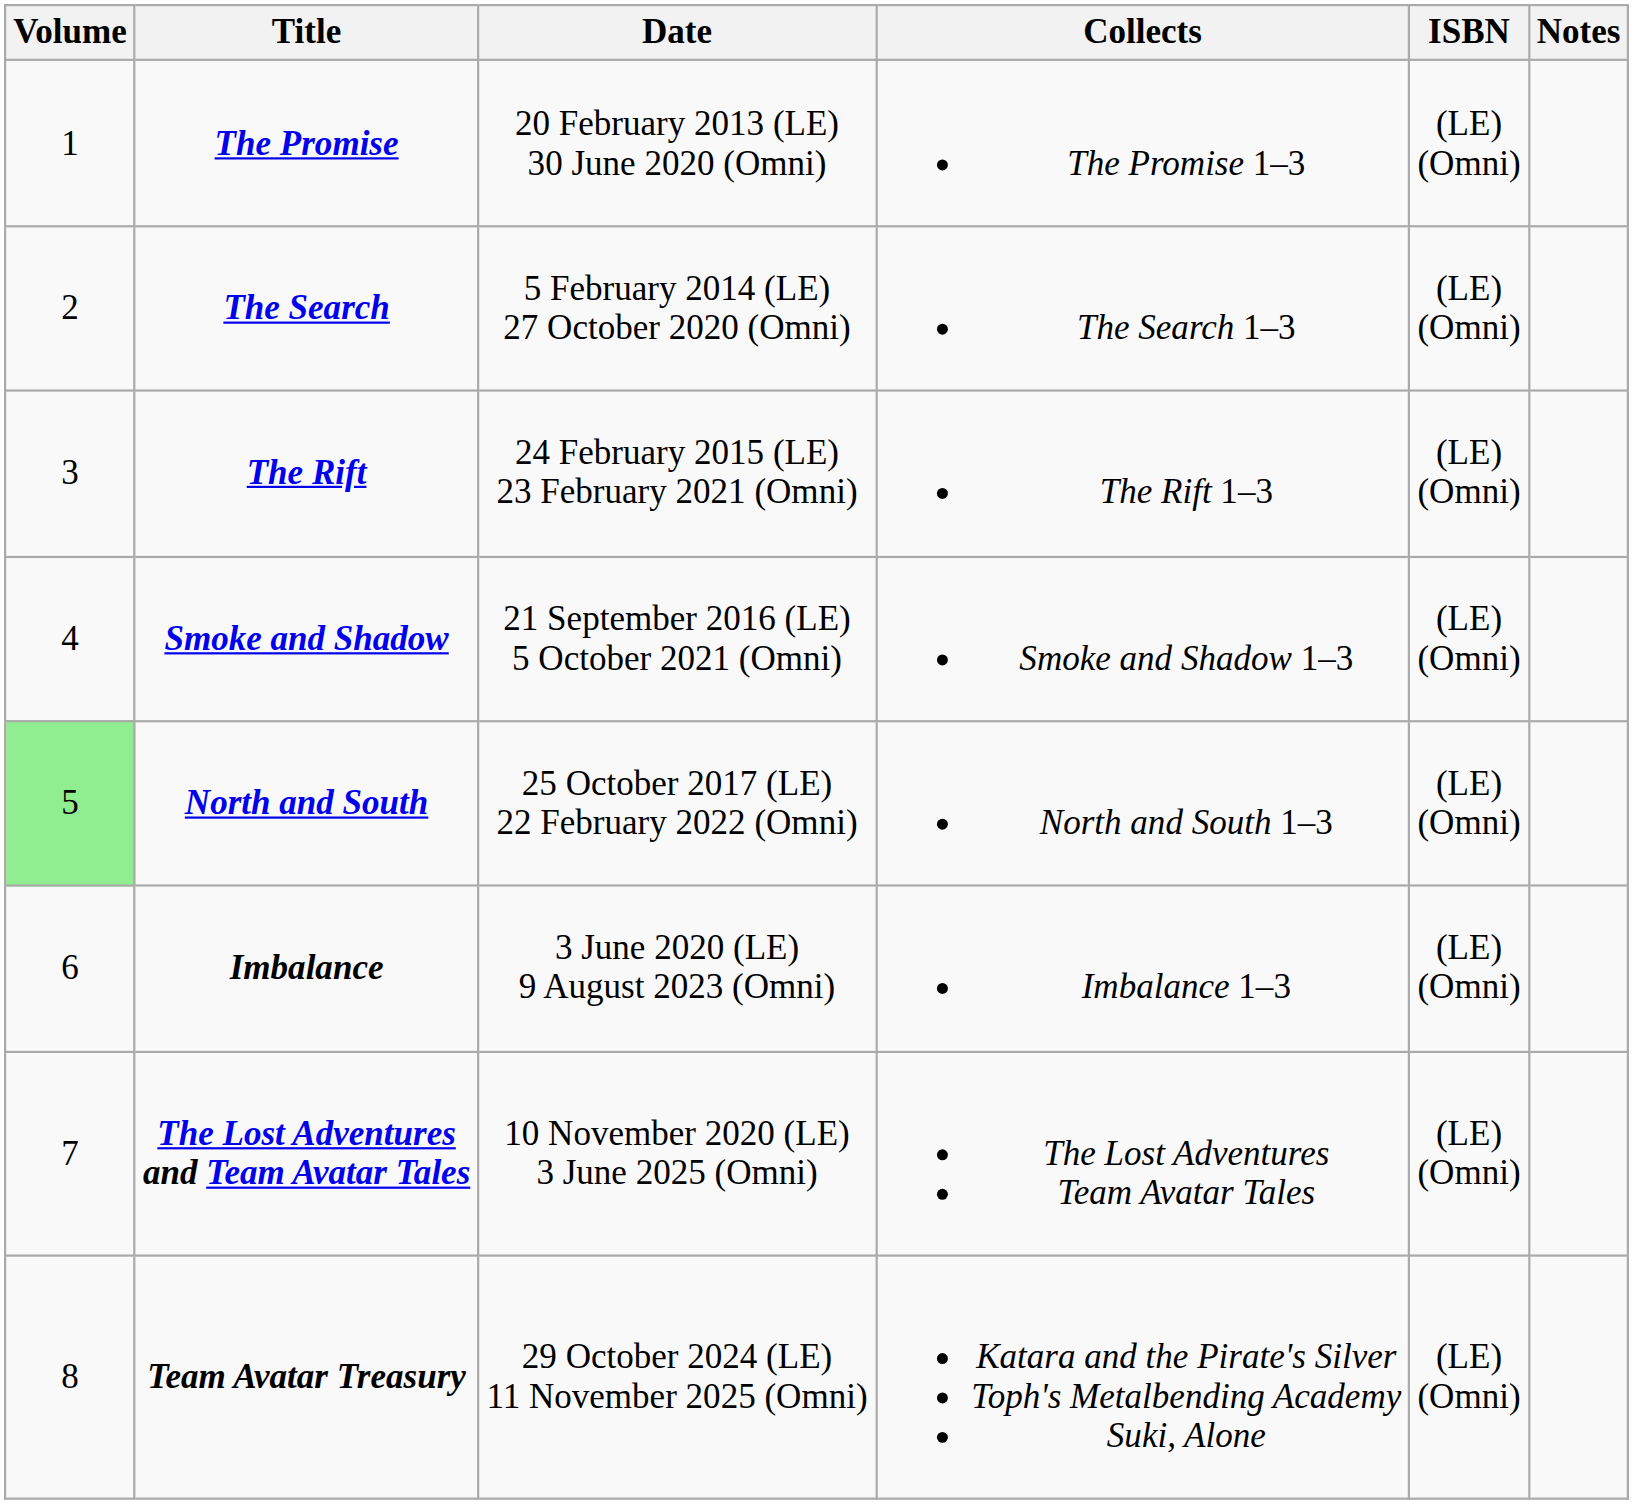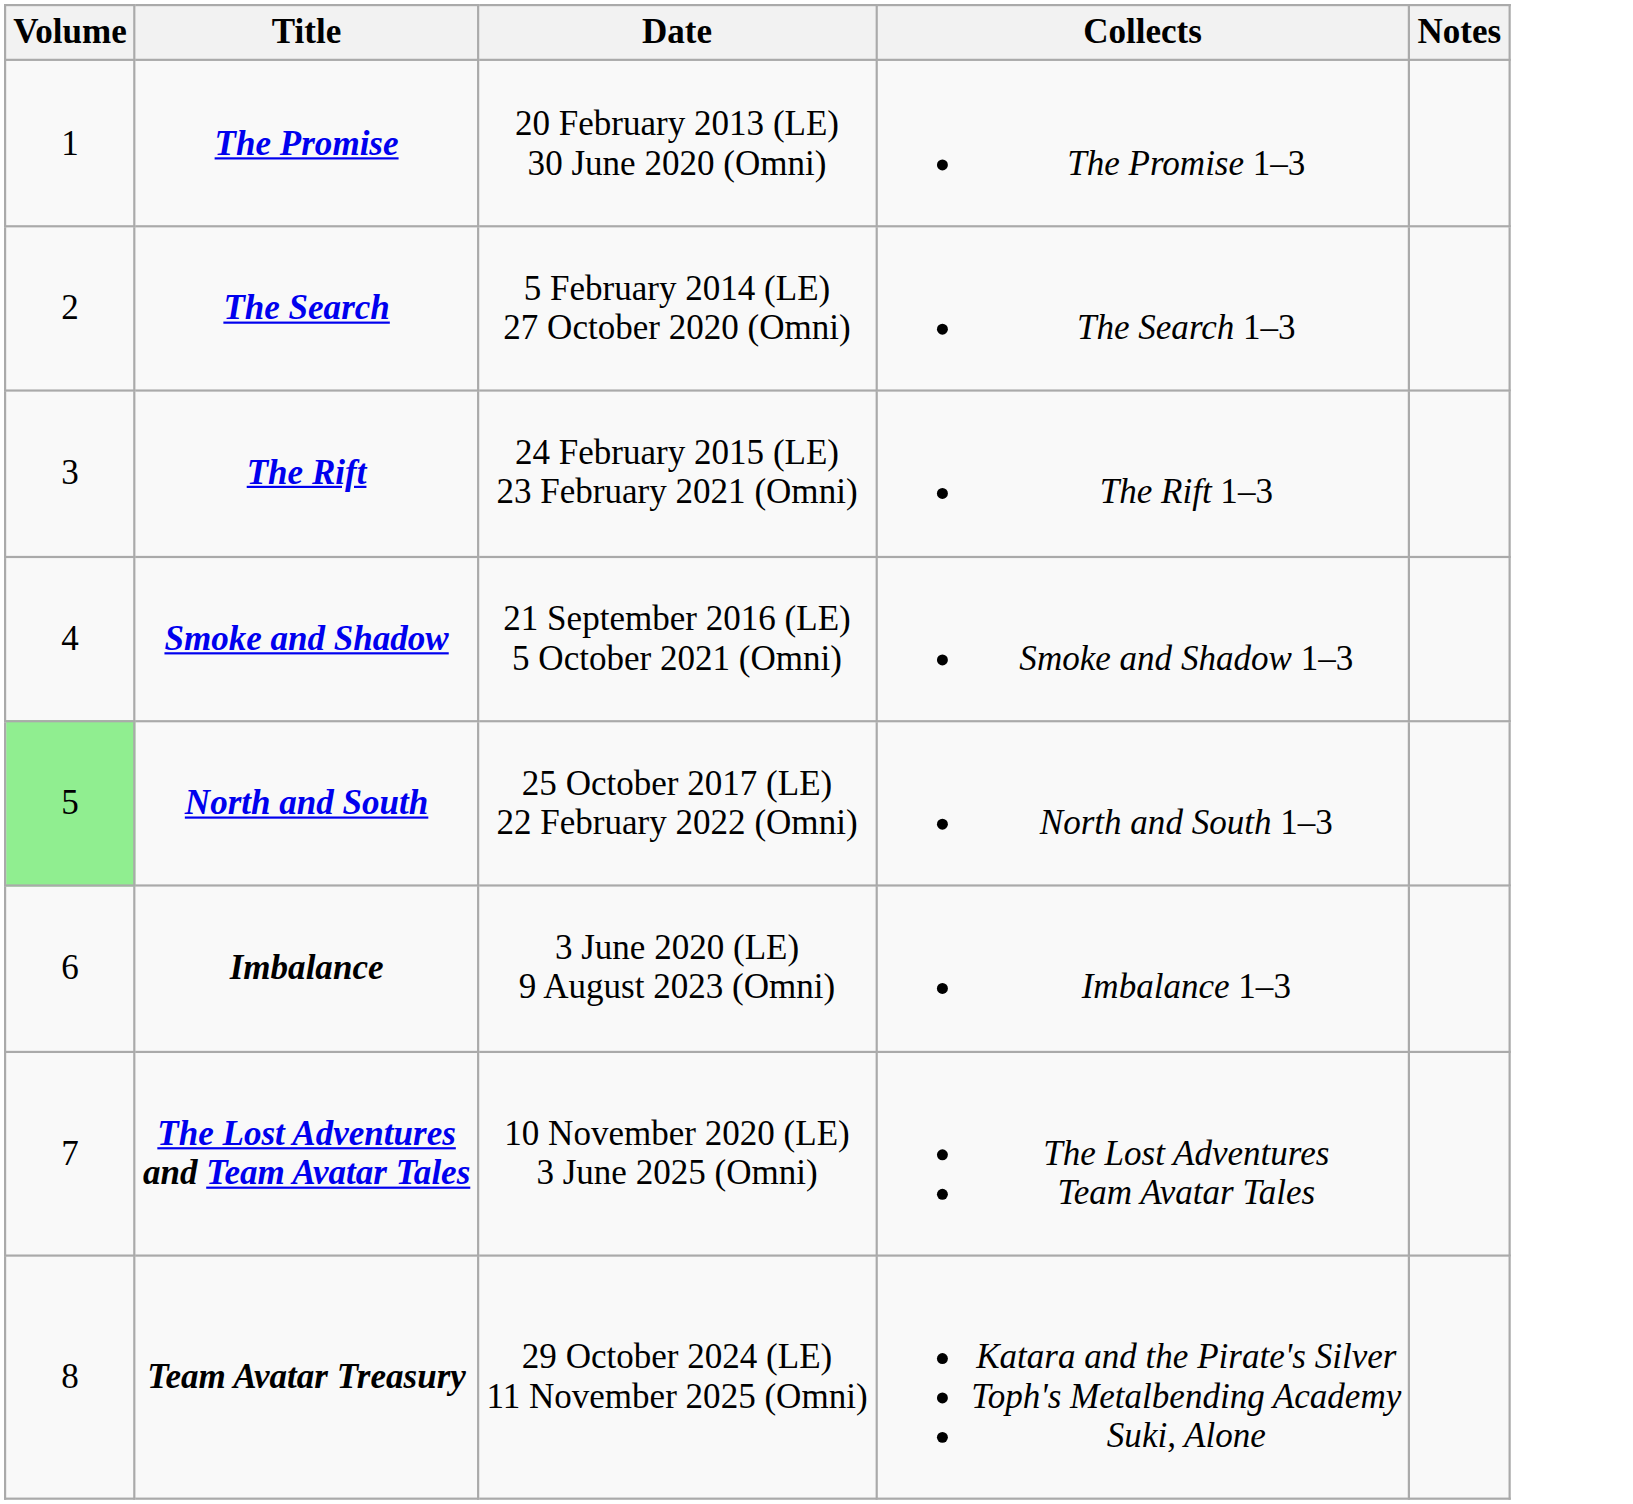- column: (1469, 32)
